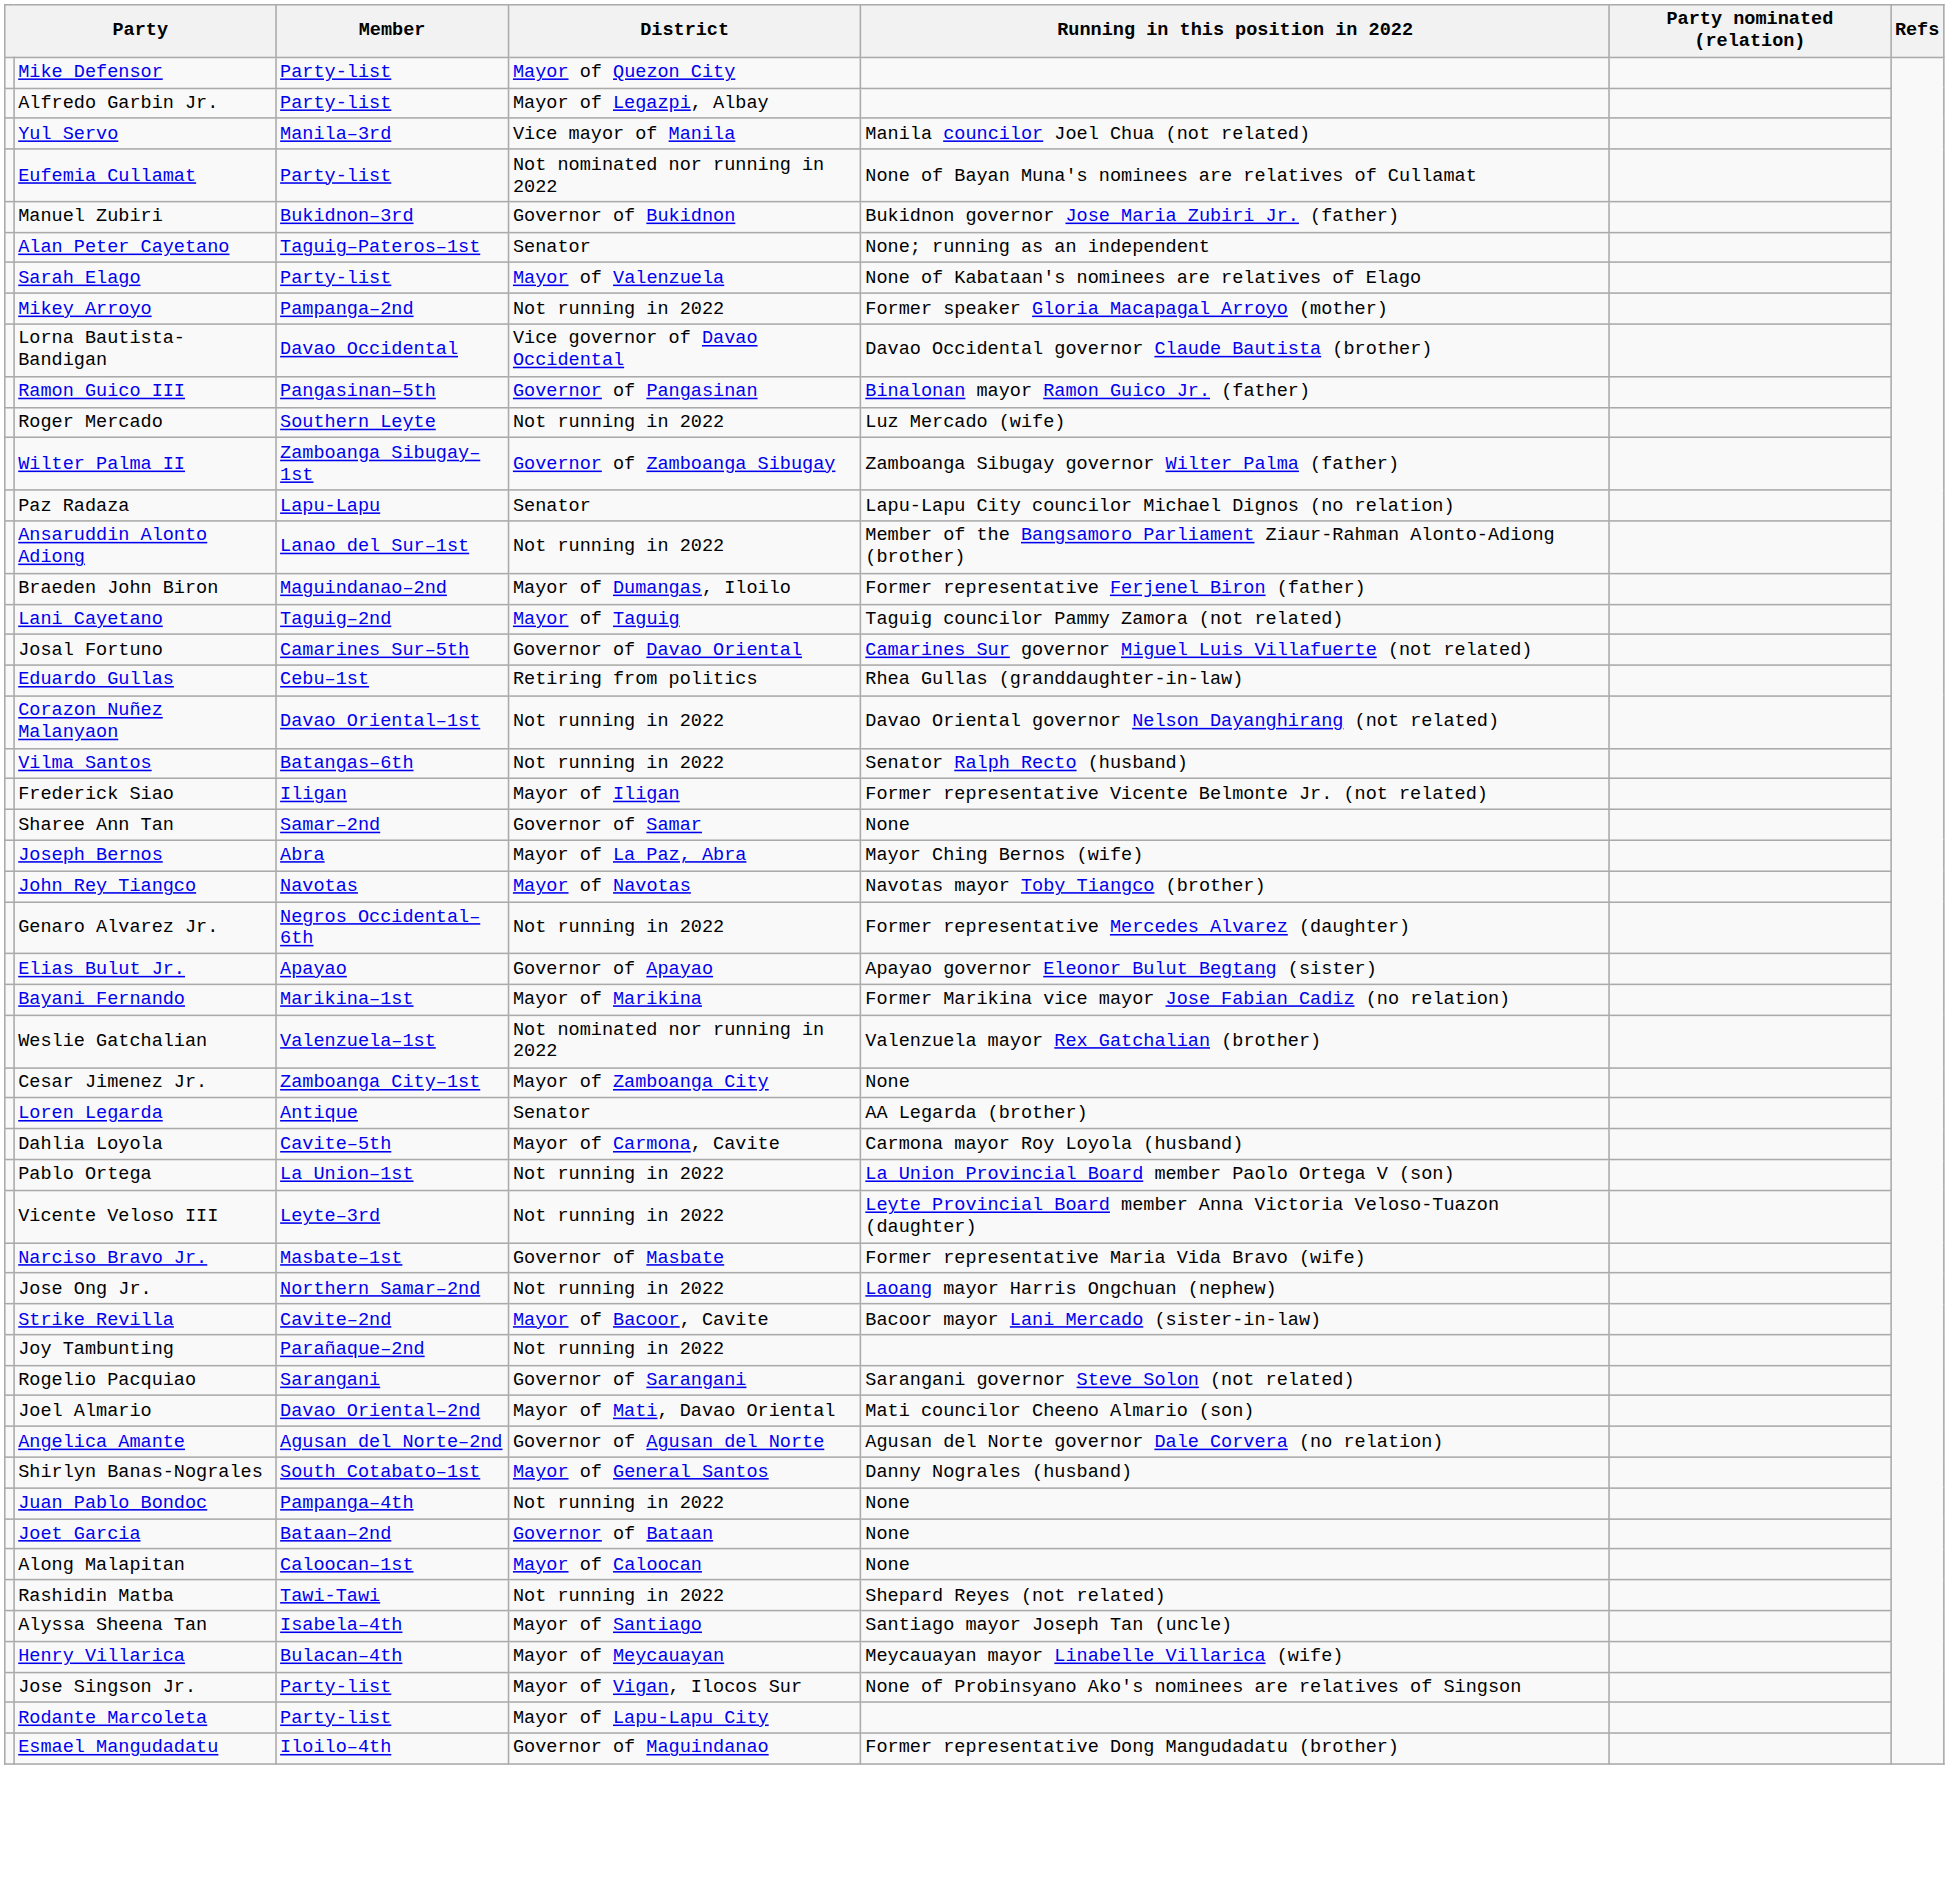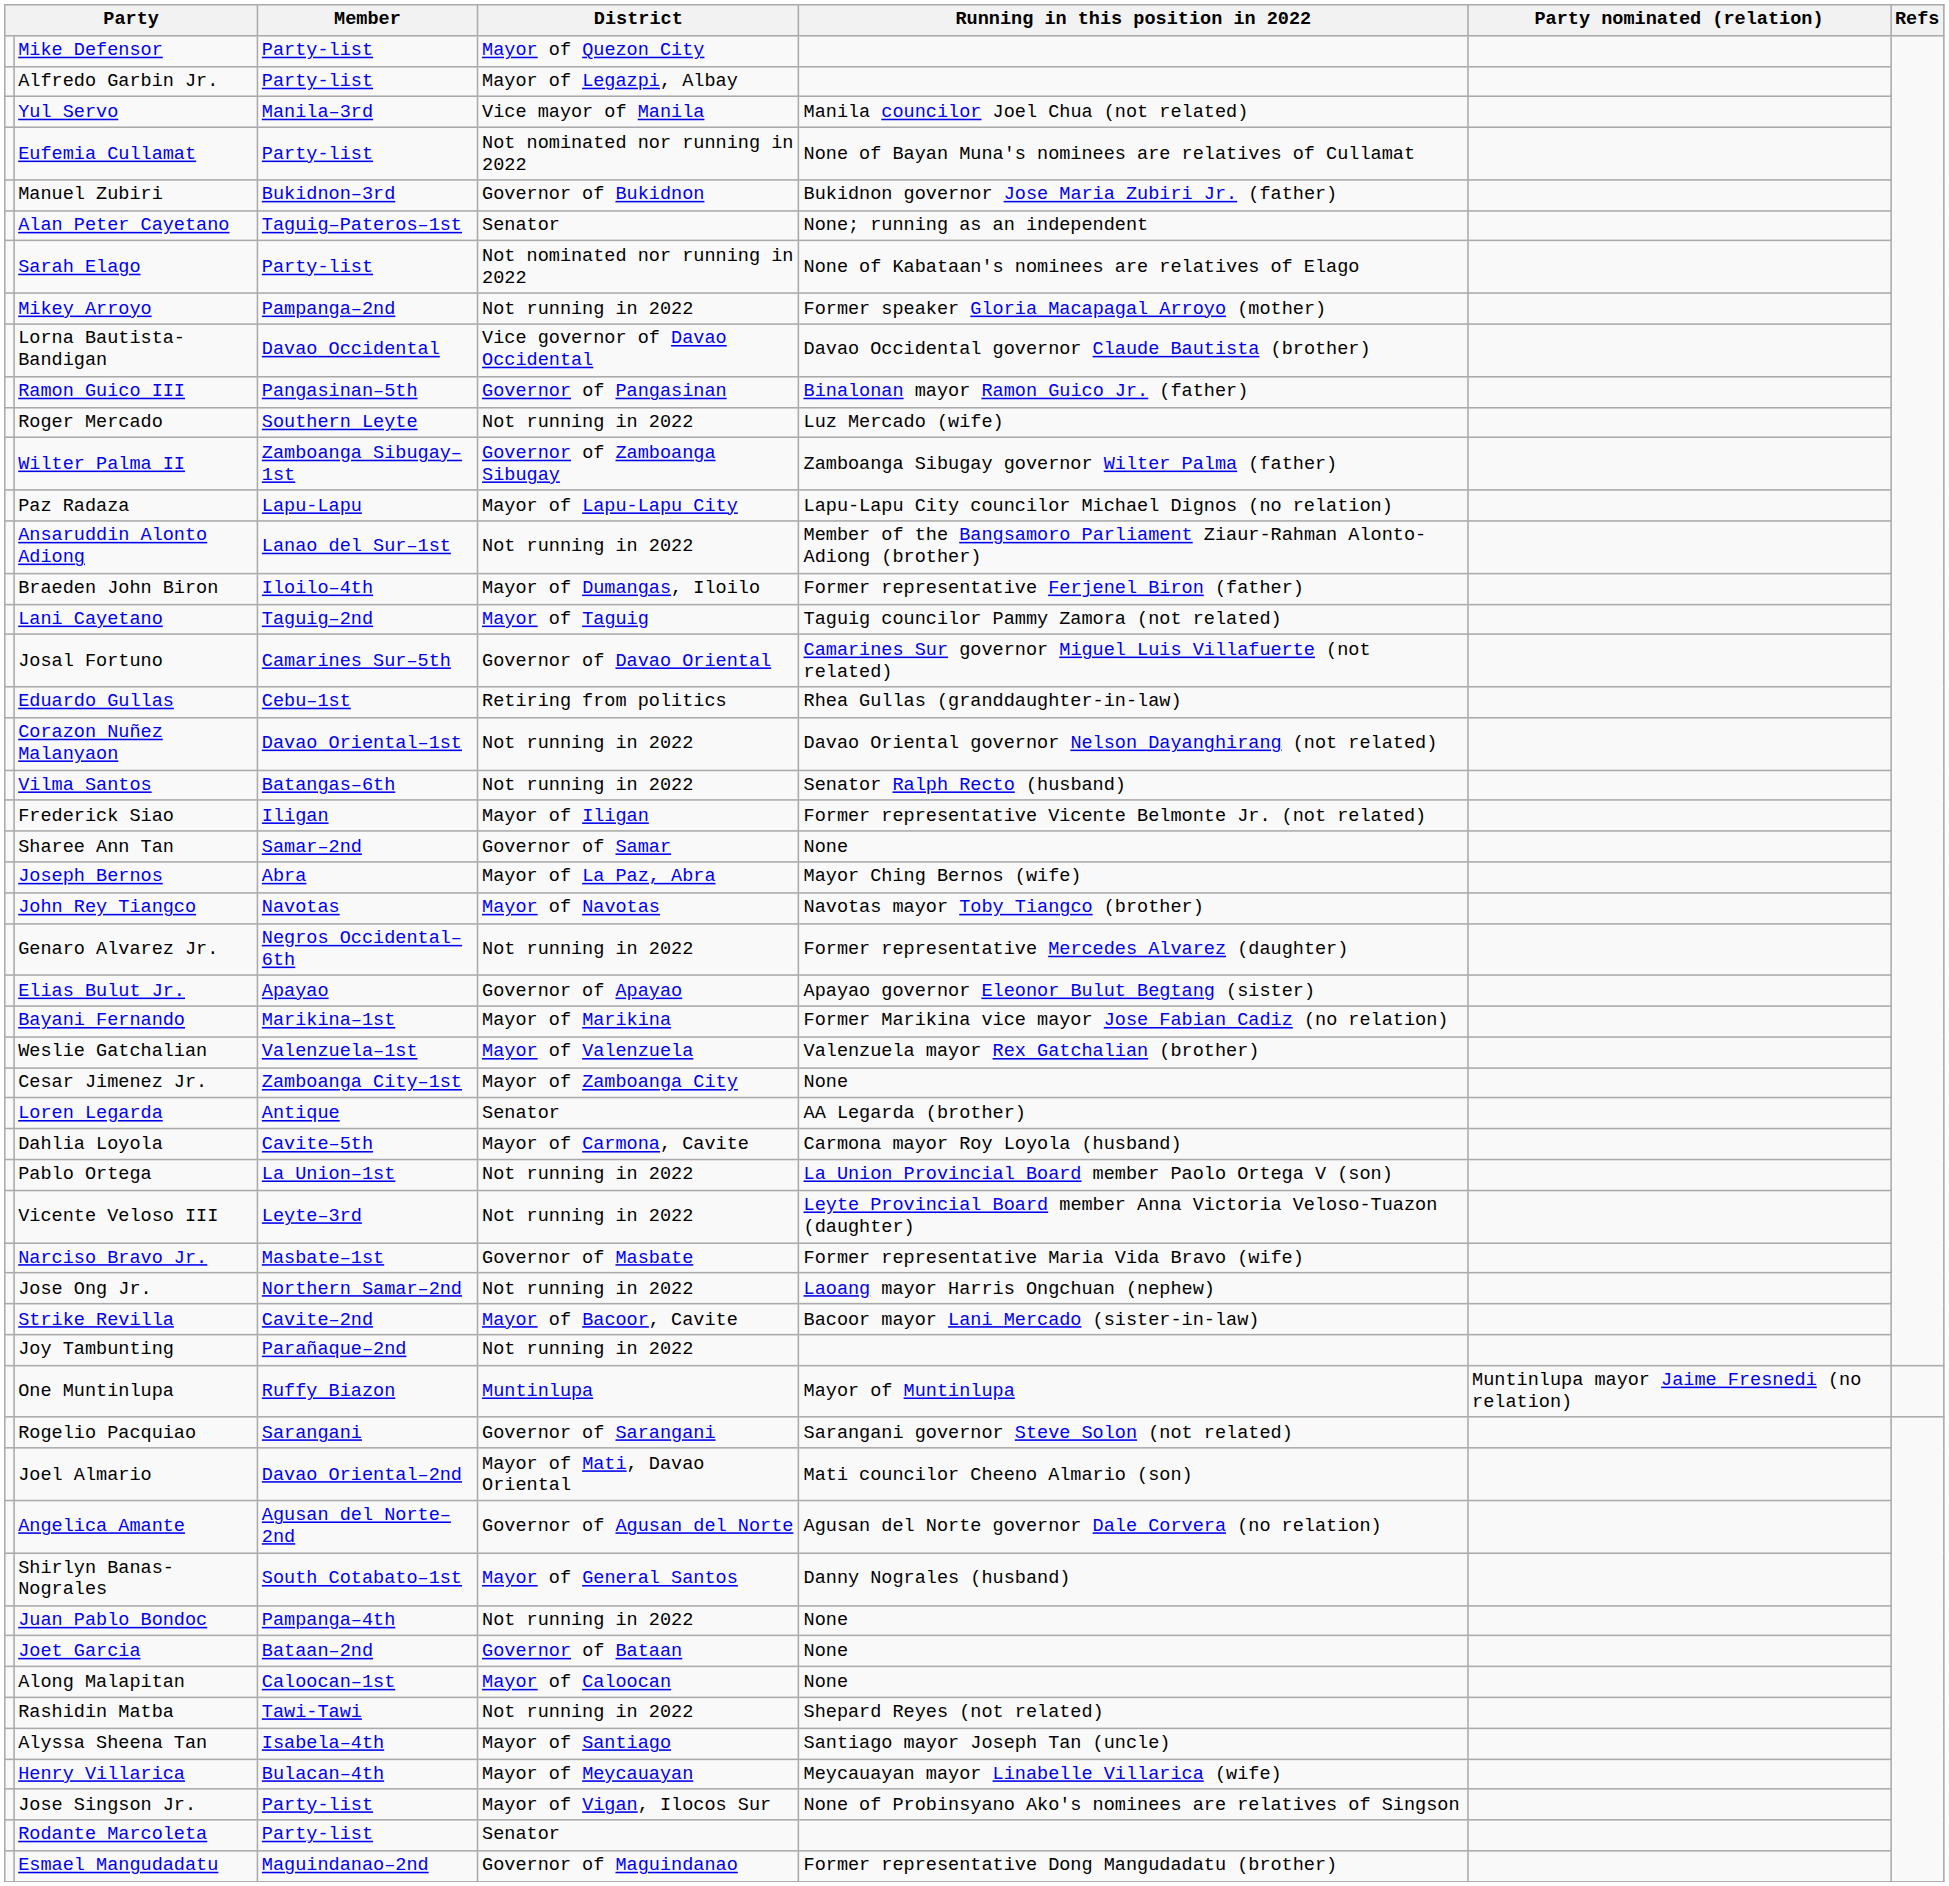(619, 278) Mayor of Valenzuela -> (638, 267) Not nominated nor running in 2022
(552, 505) Senator -> (610, 505) Mayor of Lapu-Lapu City
(364, 588) Maguindanao–2nd -> (317, 588) Iloilo–4th
(669, 1041) Not nominated nor running in 2022 -> (588, 1052) Mayor of Valenzuela
+ row: (96, 1391)
(641, 1718) Mayor of Lapu-Lapu City -> (521, 1835) Senator
(336, 1748) Iloilo–4th -> (345, 1866) Maguindanao–2nd
